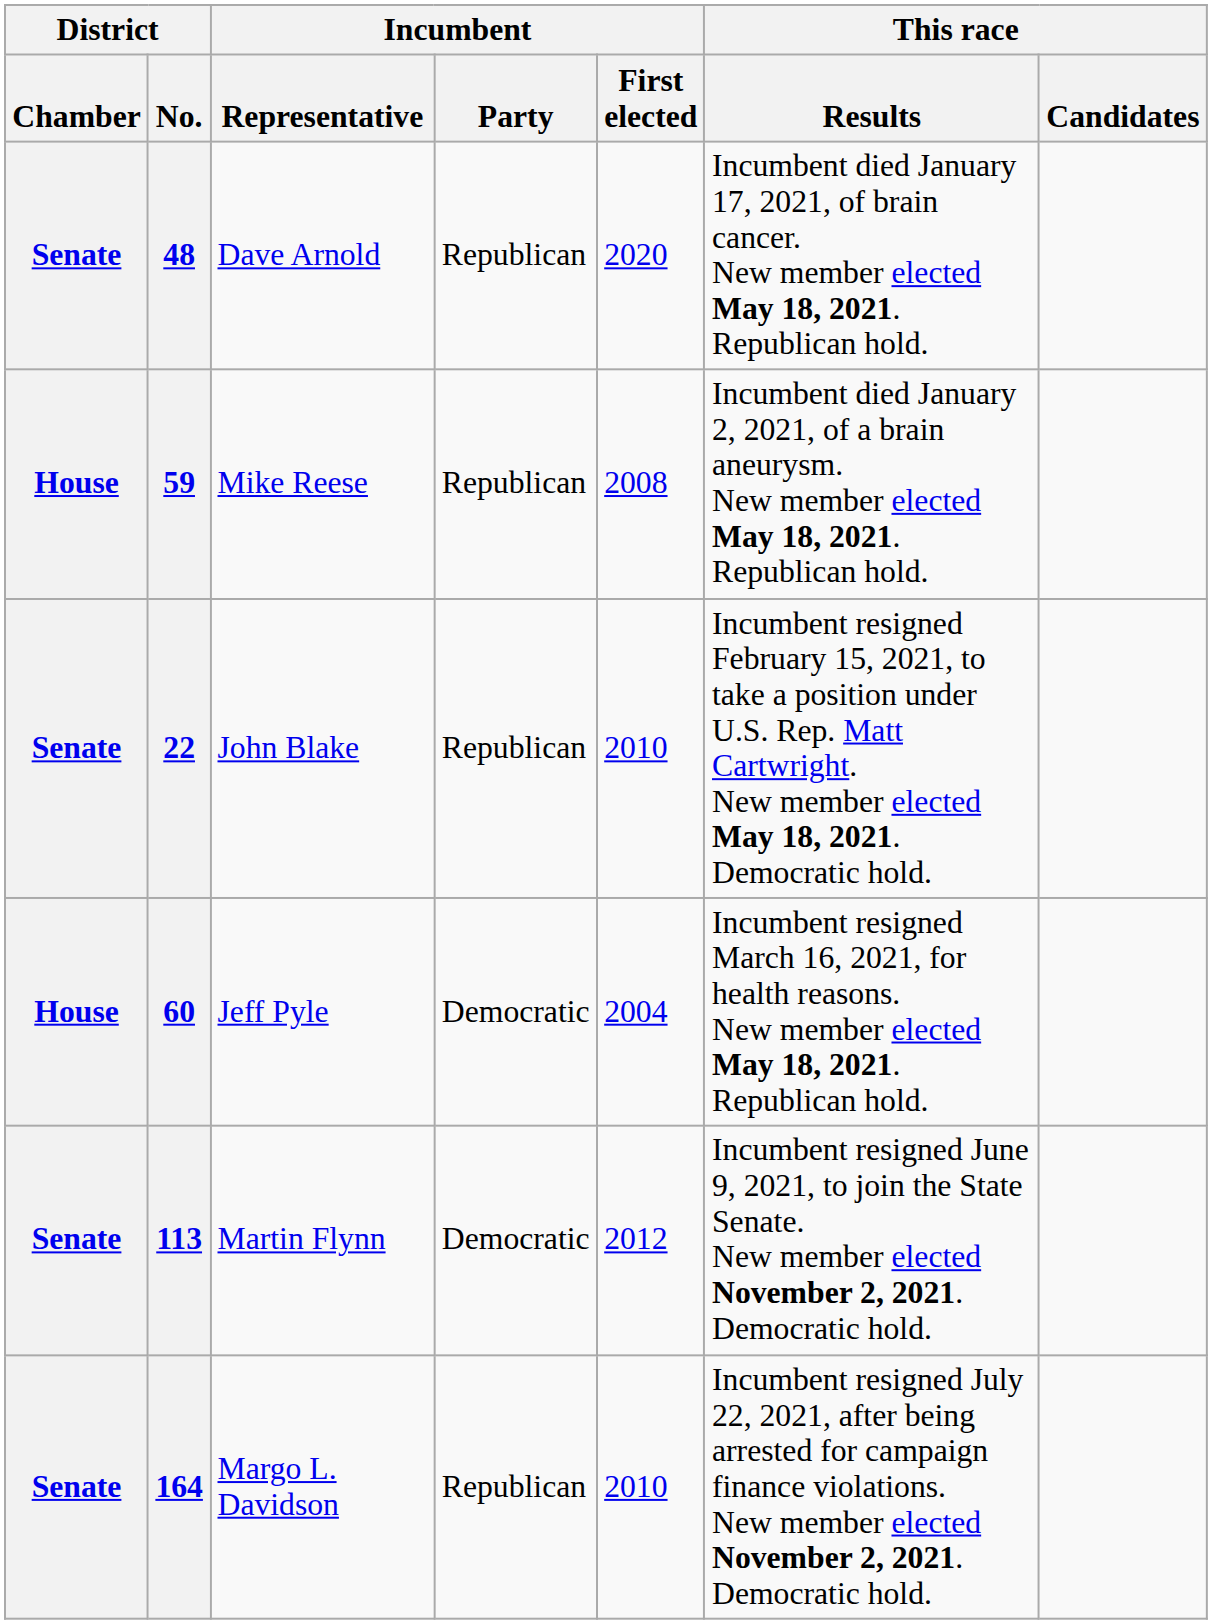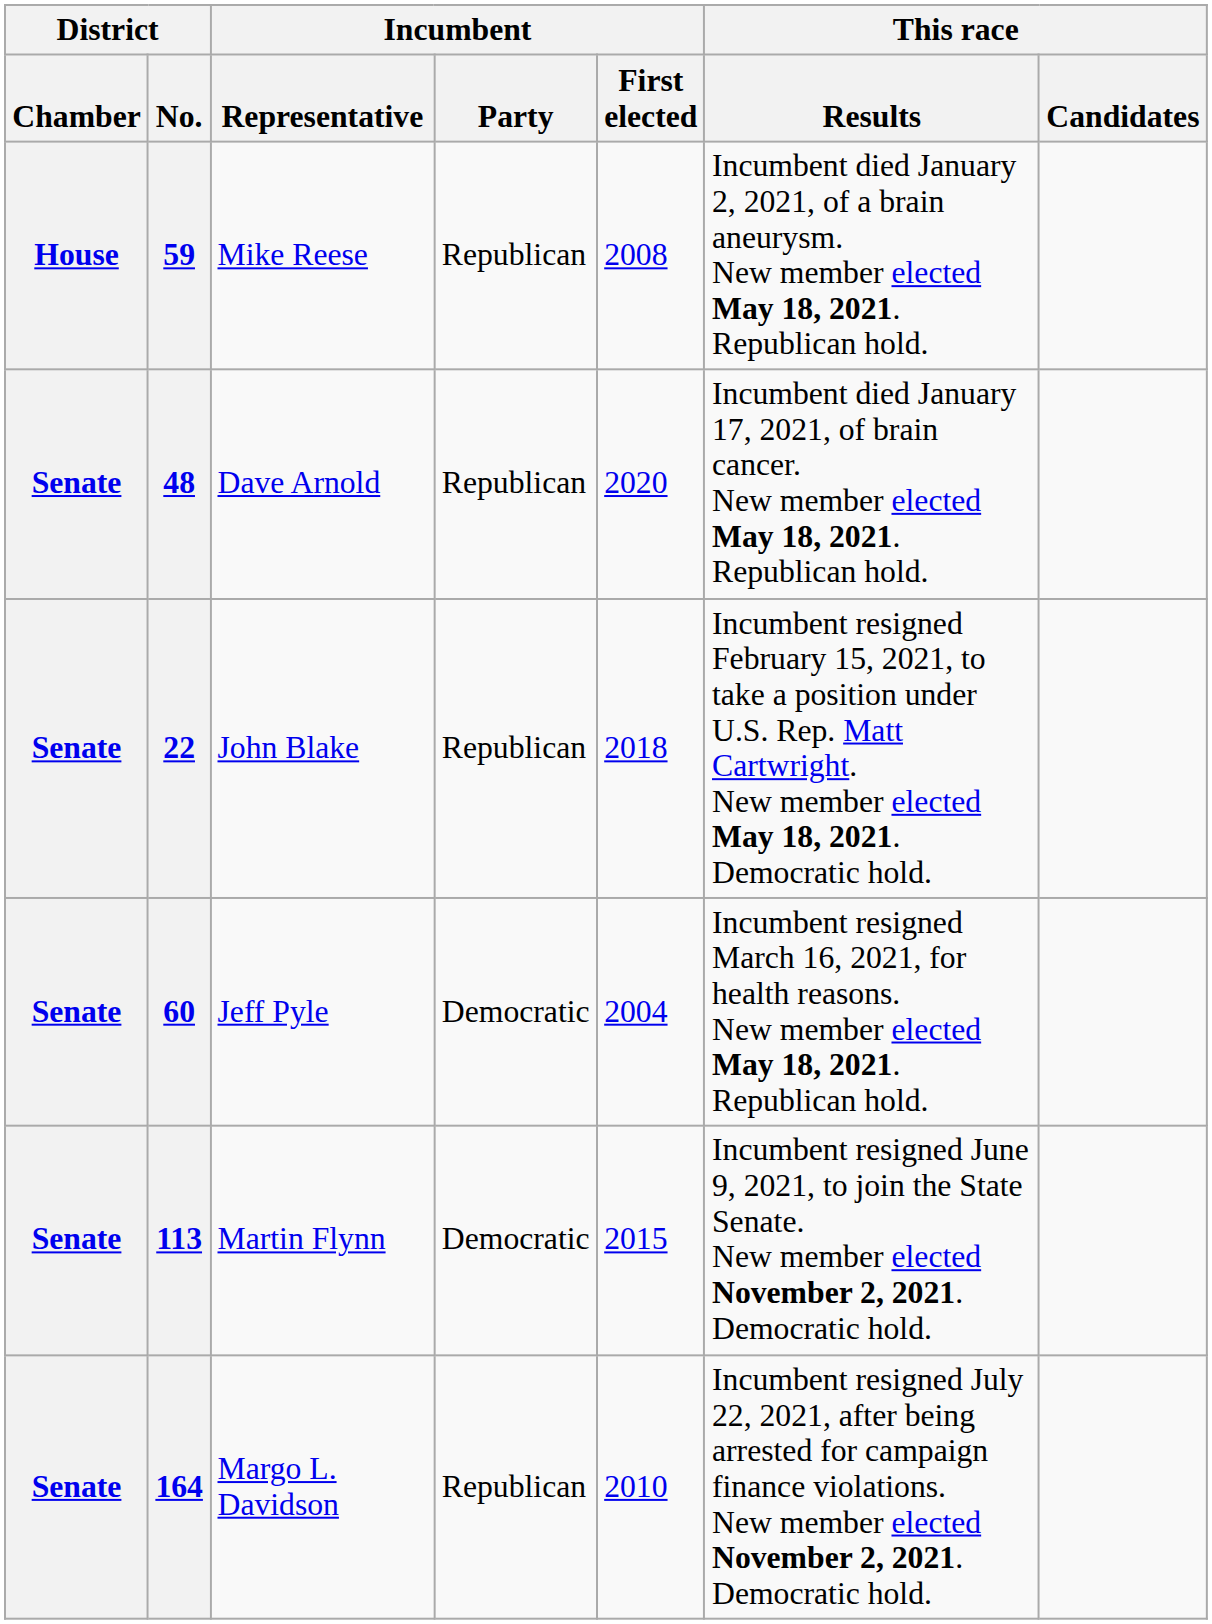rows swapped: (179, 483) <-> (179, 254)
(636, 747) 2010 -> (636, 747) 2018
(77, 1011) House -> (77, 1011) Senate
(636, 1239) 2012 -> (636, 1239) 2015
